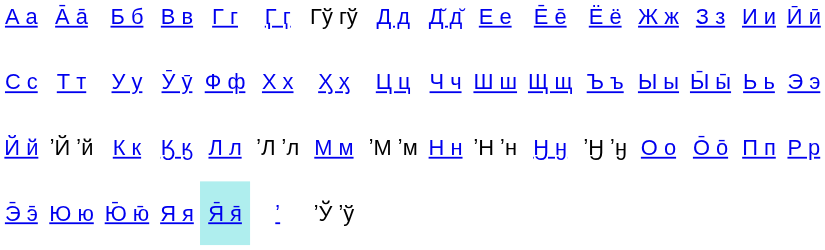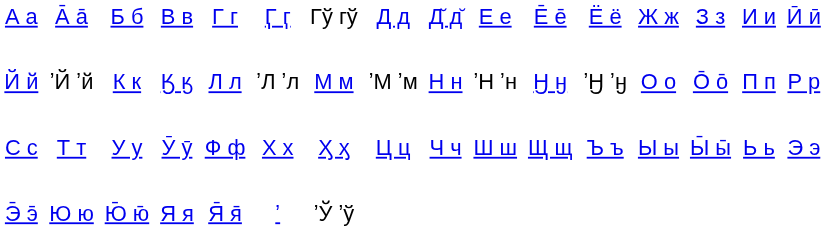rows swapped: (21, 147) <-> (21, 82)
(225, 213) paleturquoise background -> (225, 213) no background
